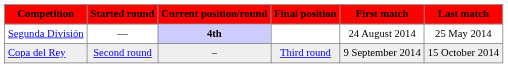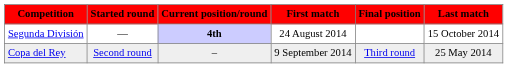columns swapped: (305, 14) <-> (382, 14)
(463, 33) 25 May 2014 -> (463, 33) 15 October 2014
(463, 53) 15 October 2014 -> (463, 53) 25 May 2014
